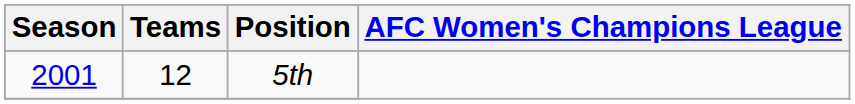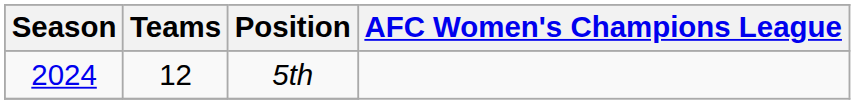(64, 74) 2001 -> (64, 74) 2024
